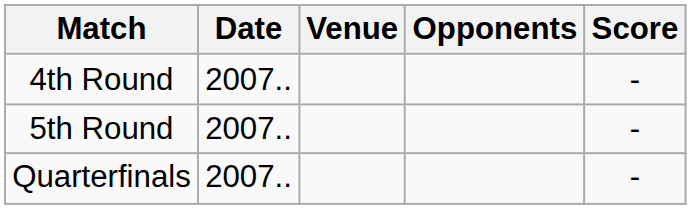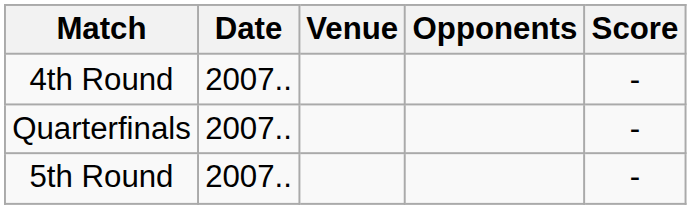rows swapped: (101, 128) <-> (101, 177)
